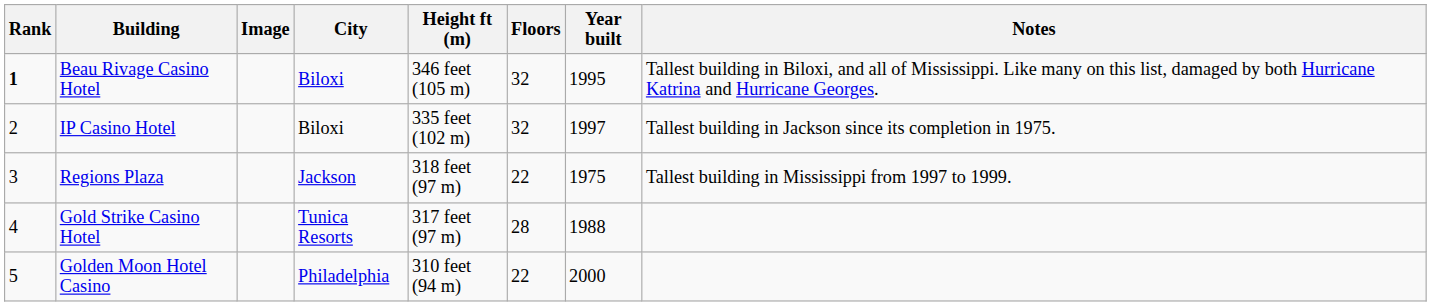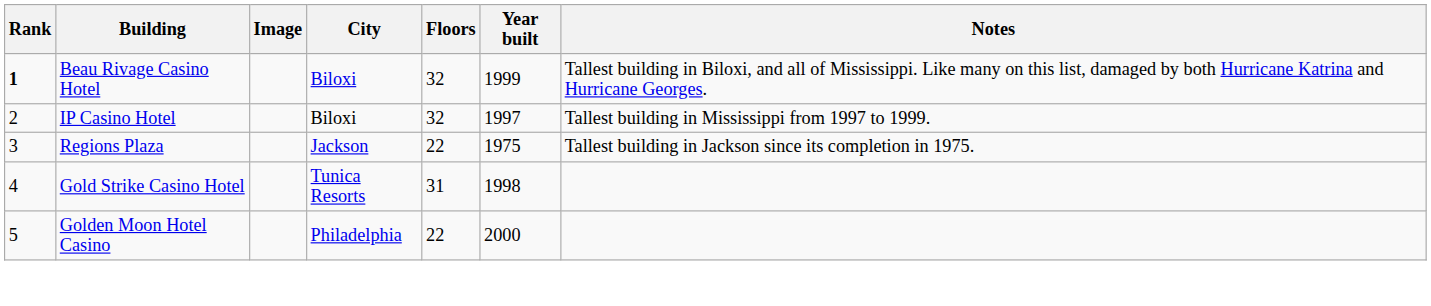- column: (457, 29)
(587, 78) 1995 -> (502, 78) 1999
(851, 128) Tallest building in Jackson since its completion in 1975. -> (747, 117) Tallest building in Mississippi from 1997 to 1999.
(829, 177) Tallest building in Mississippi from 1997 to 1999. -> (769, 146) Tallest building in Jackson since its completion in 1975.
(520, 227) 28 -> (435, 185) 31
(587, 227) 1988 -> (502, 185) 1998
